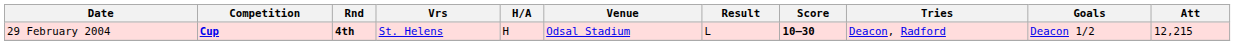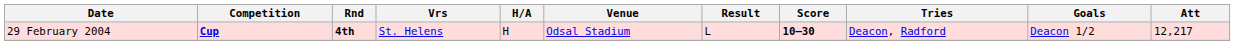(1173, 31) 12,215 -> (1173, 31) 12,217
